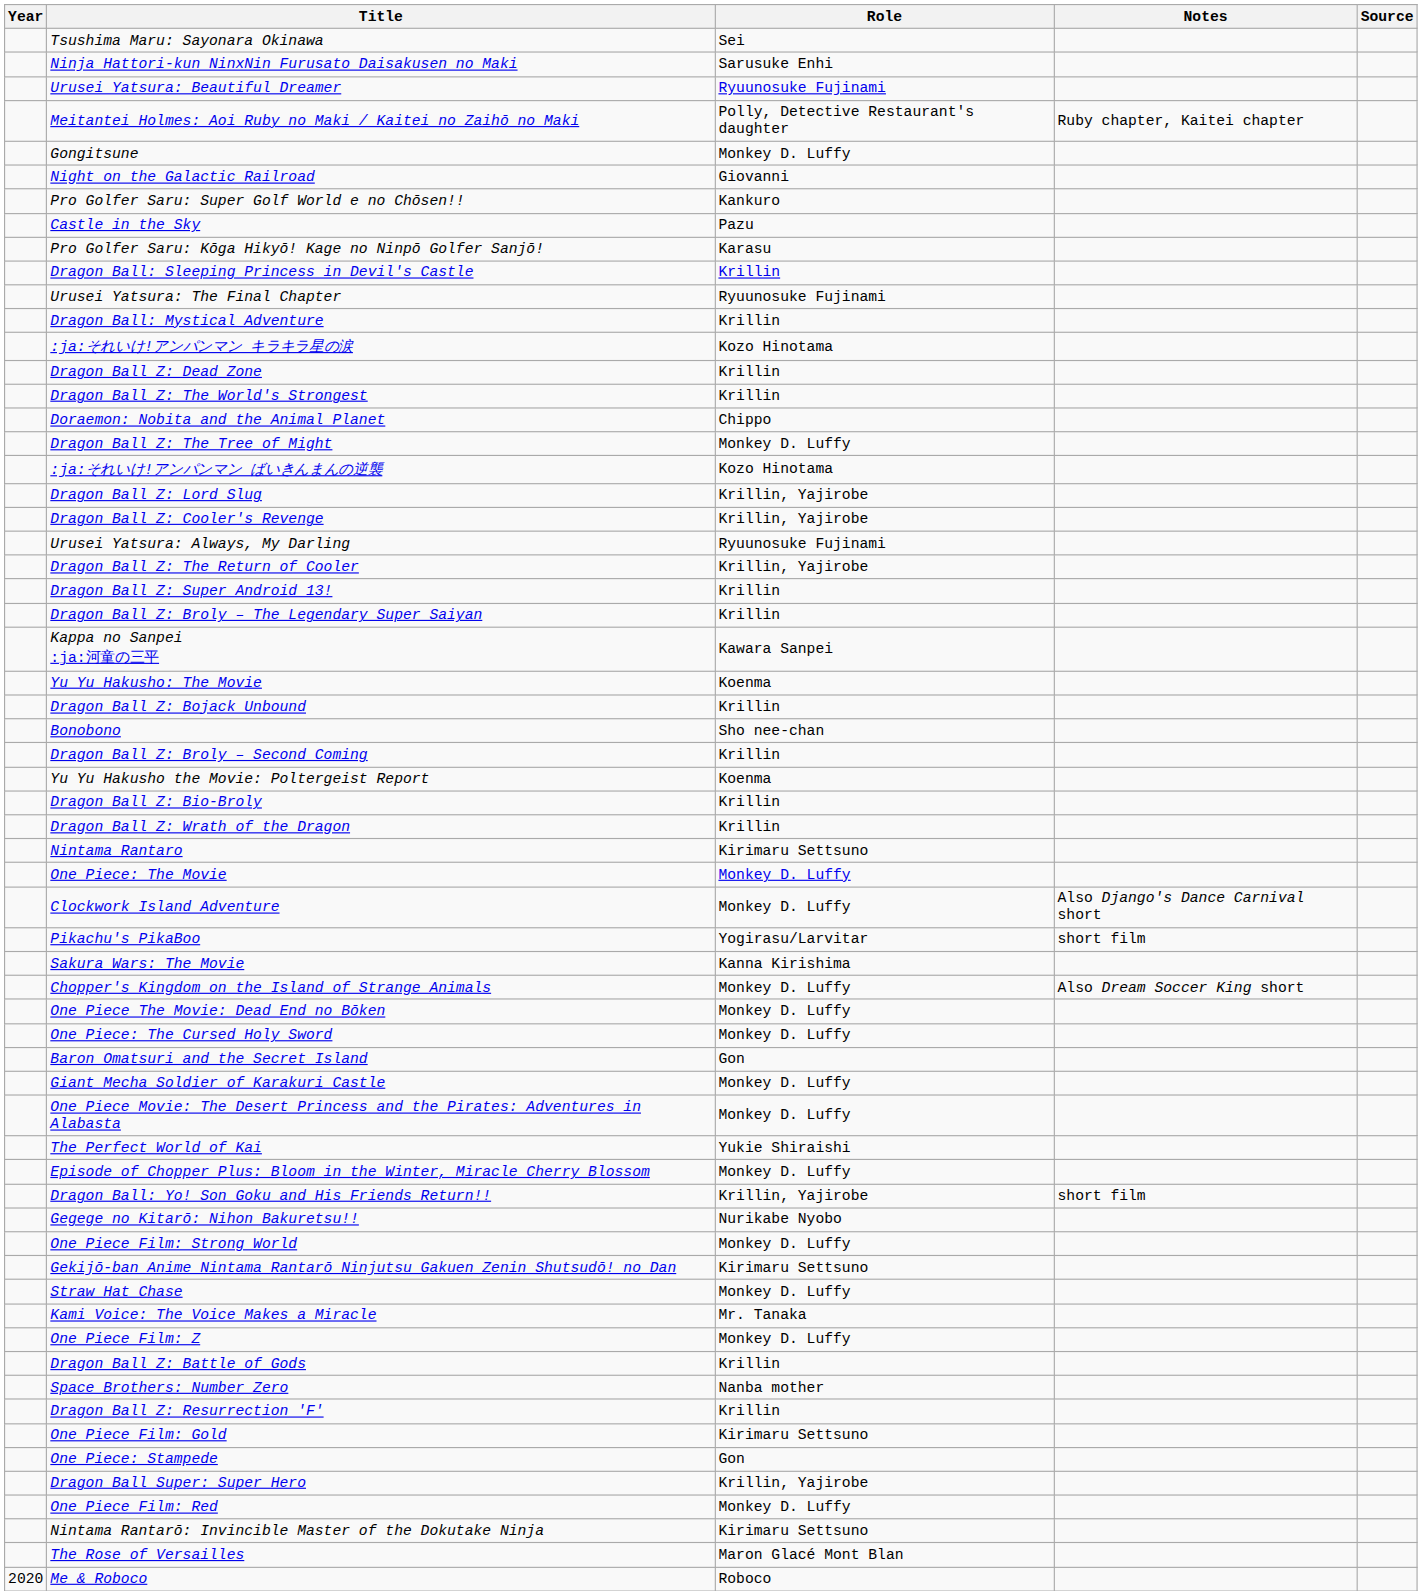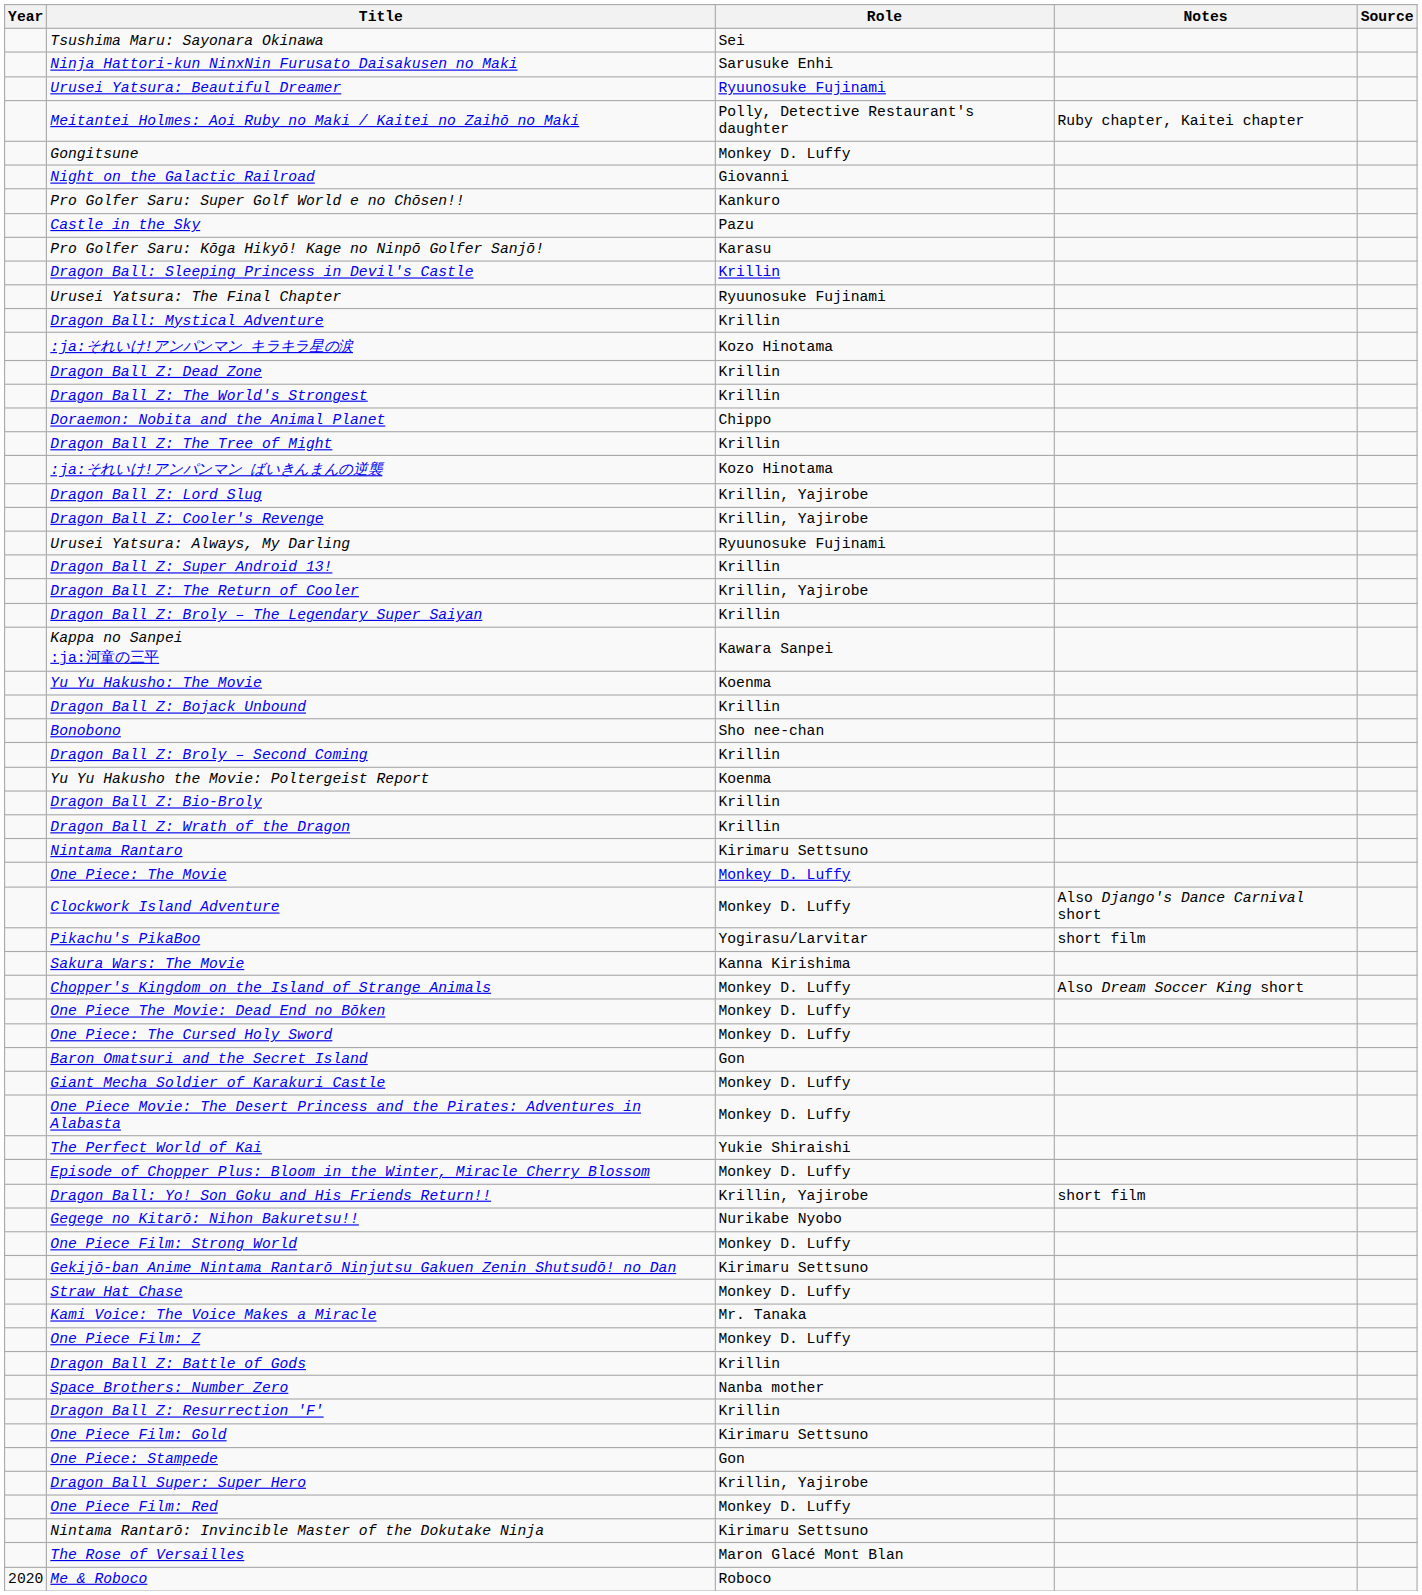(785, 444) Monkey D. Luffy -> (749, 444) Krillin
rows swapped: (205, 567) <-> (191, 591)
